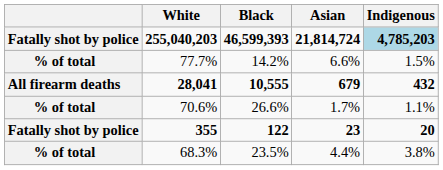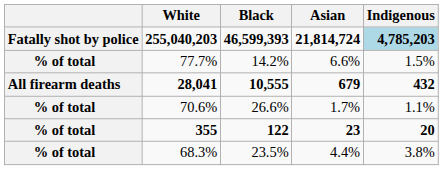(73, 130) Fatally shot by police -> (64, 130) % of total
